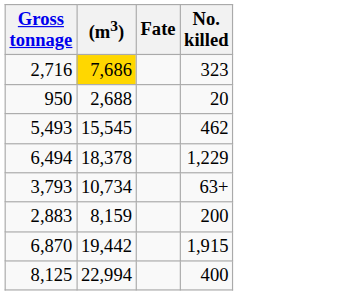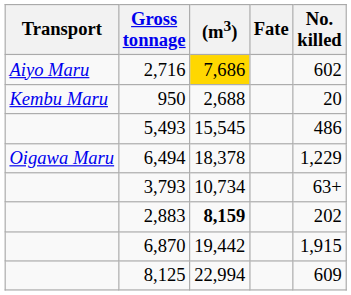+ column: (62, 29)
(215, 69) 323 -> (328, 69) 602
(215, 128) 462 -> (328, 128) 486
(111, 216) normal -> (224, 216) bold
(215, 216) 200 -> (328, 216) 202
(215, 275) 400 -> (328, 275) 609
